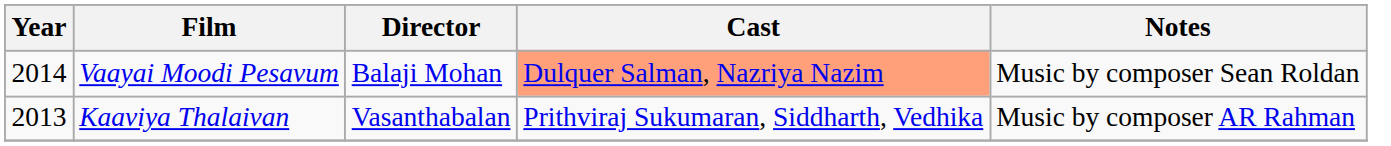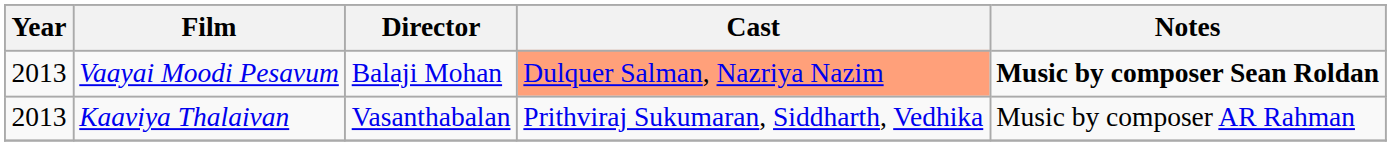(39, 72) 2014 -> (39, 72) 2013
(1178, 72) normal -> (1188, 72) bold
